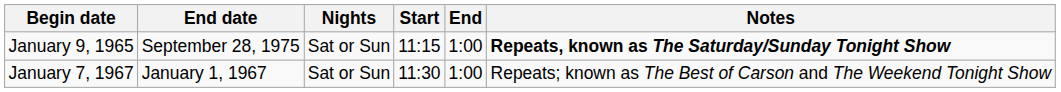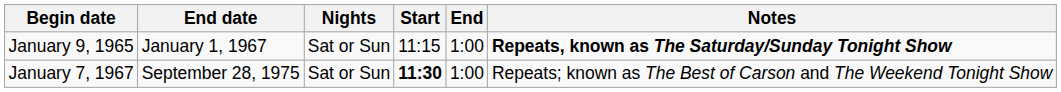(221, 45) September 28, 1975 -> (204, 45) January 1, 1967
(204, 73) January 1, 1967 -> (221, 73) September 28, 1975
(419, 73) normal -> (420, 73) bold
